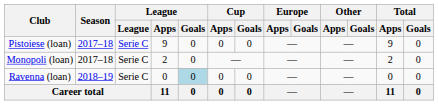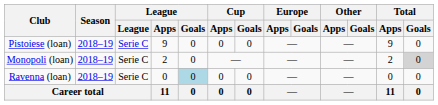(95, 44) 2017–18 -> (95, 44) 2018–19
(95, 60) 2017–18 -> (95, 60) 2018–19
(418, 60) no background -> (418, 60) lightgrey background
